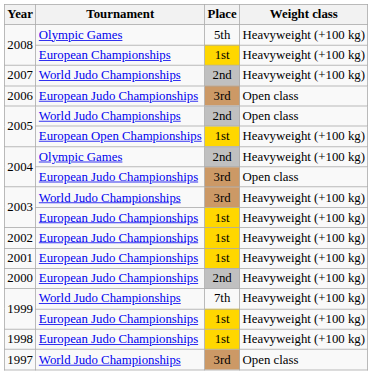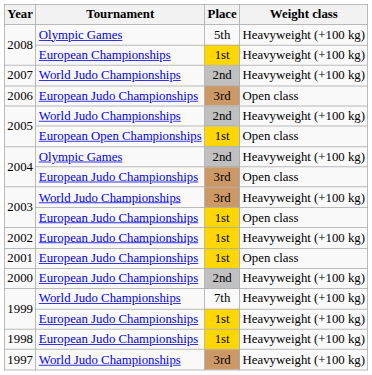(271, 116) Open class -> (304, 116) Heavyweight (+100 kg)
(304, 136) Heavyweight (+100 kg) -> (271, 136) Open class
(304, 217) Heavyweight (+100 kg) -> (271, 217) Open class
(304, 258) Heavyweight (+100 kg) -> (271, 258) Open class
(271, 359) Open class -> (304, 359) Heavyweight (+100 kg)
